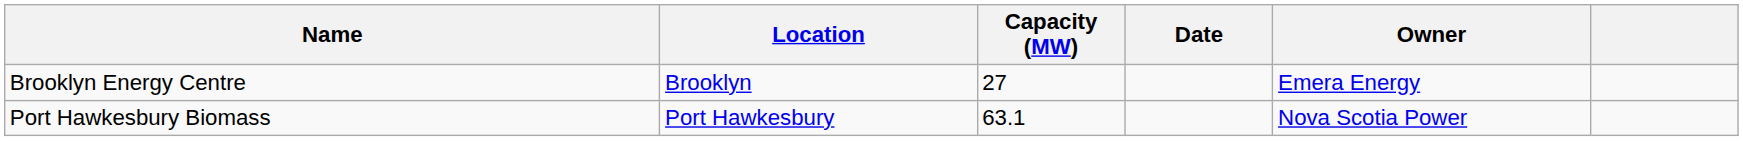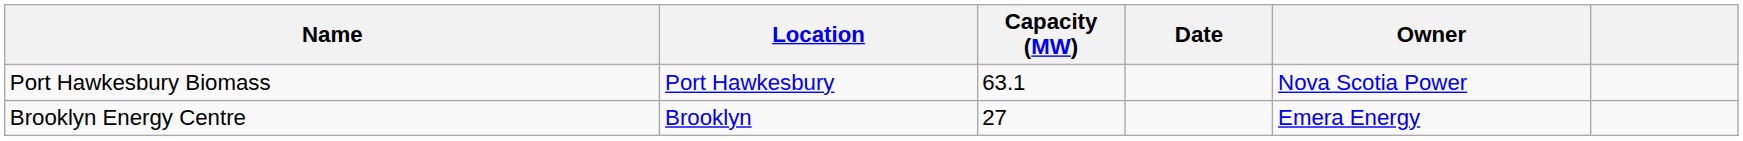rows swapped: (128, 82) <-> (140, 117)
